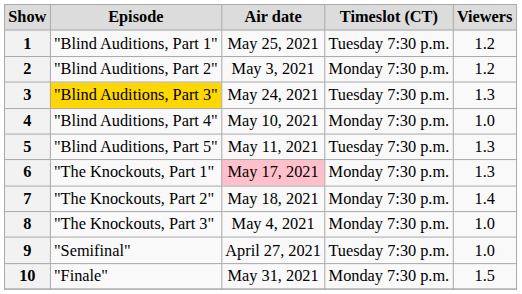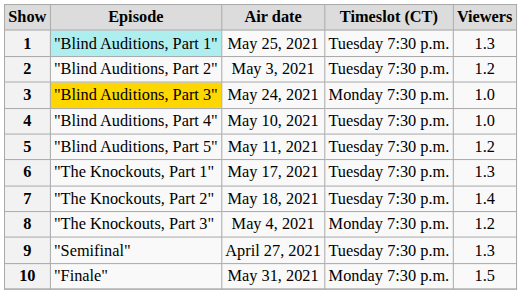(136, 43) no background -> (136, 43) paleturquoise background
(485, 43) 1.2 -> (485, 43) 1.3
(389, 69) Monday 7:30 p.m. -> (389, 69) Tuesday 7:30 p.m.
(389, 95) Tuesday 7:30 p.m. -> (389, 95) Monday 7:30 p.m.
(485, 95) 1.3 -> (485, 95) 1.0
(389, 120) Monday 7:30 p.m. -> (389, 120) Tuesday 7:30 p.m.
(485, 146) 1.3 -> (485, 146) 1.2
(273, 172) pink background -> (273, 172) no background
(389, 172) Monday 7:30 p.m. -> (389, 172) Tuesday 7:30 p.m.
(389, 198) Monday 7:30 p.m. -> (389, 198) Tuesday 7:30 p.m.
(485, 224) 1.0 -> (485, 224) 1.2
(485, 250) 1.0 -> (485, 250) 1.3
